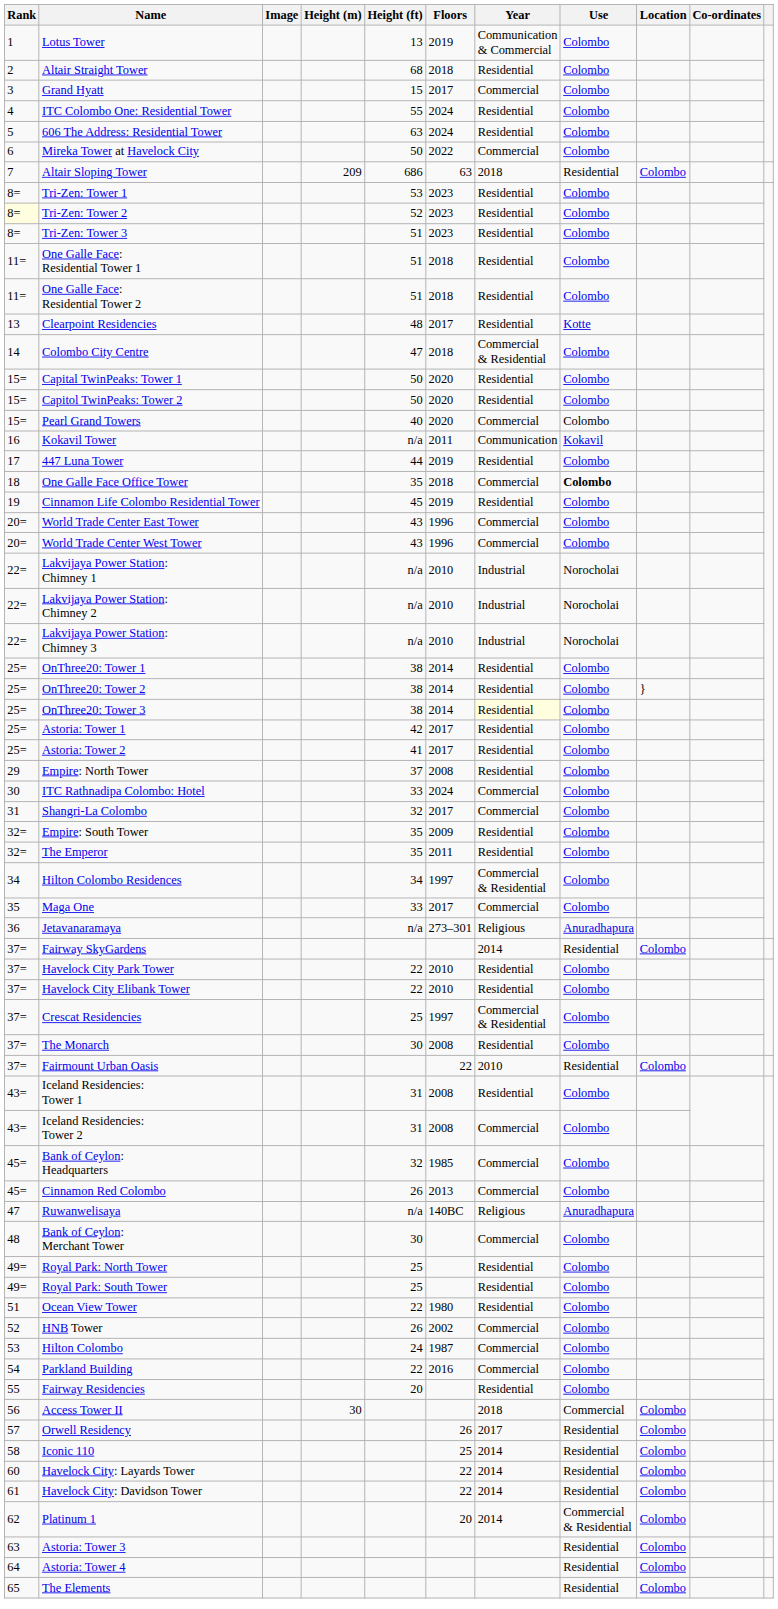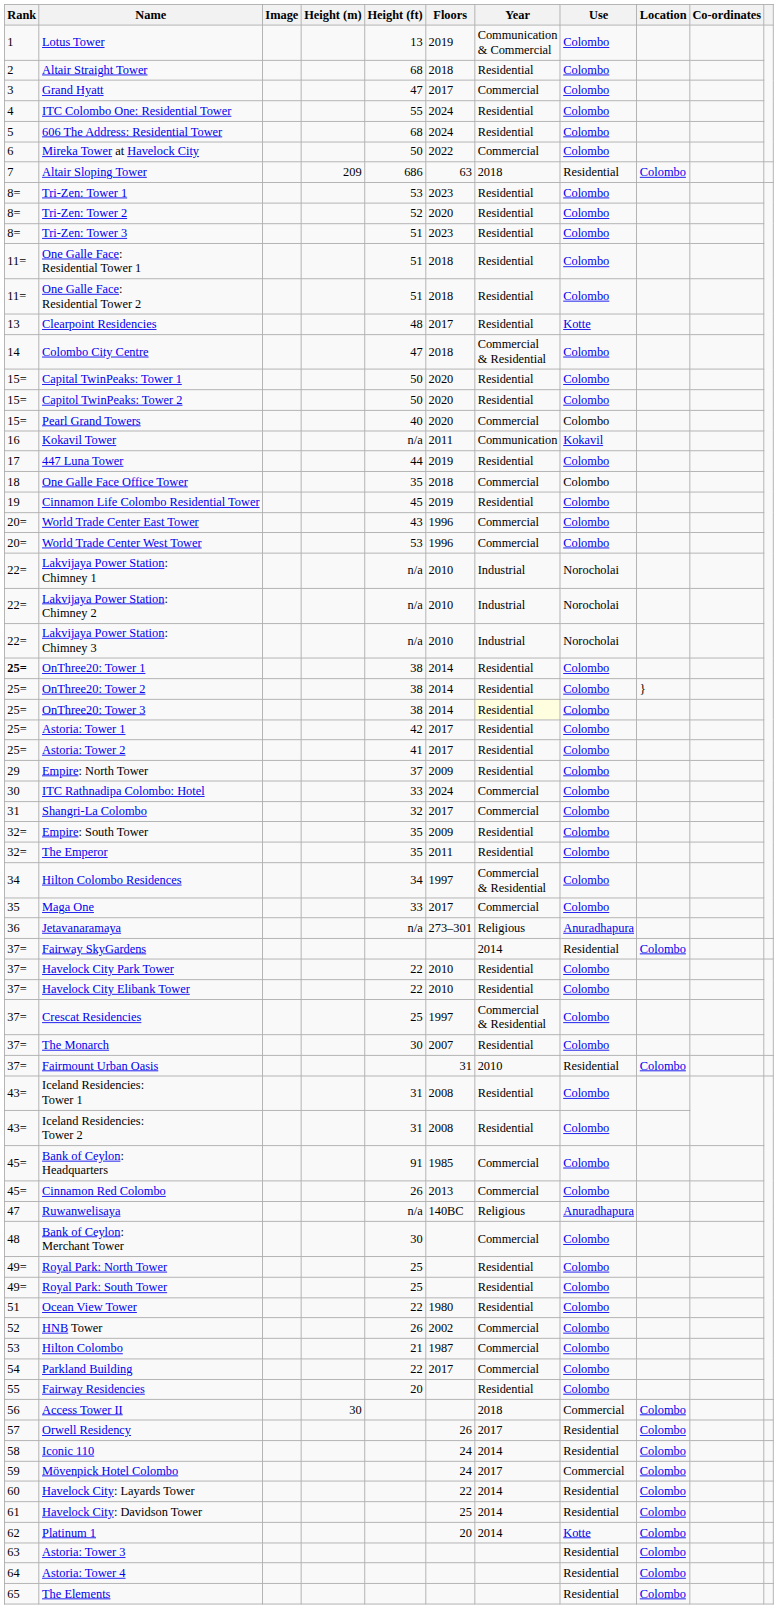(417, 90) 15 -> (417, 90) 47
(417, 131) 63 -> (417, 131) 68
(14, 213) lightyellow background -> (14, 213) no background
(441, 213) 2023 -> (441, 213) 2020
(587, 482) bold -> (586, 482) normal
(417, 543) 43 -> (417, 543) 53
(17, 668) normal -> (17, 668) bold
(441, 771) 2008 -> (441, 771) 2009
(441, 1045) 2008 -> (441, 1045) 2007
(466, 1065) 22 -> (466, 1065) 31
(508, 1128) Commercial -> (506, 1128) Residential
(417, 1163) 32 -> (417, 1163) 91
(417, 1348) 24 -> (417, 1348) 21
(441, 1369) 2016 -> (441, 1369) 2017
(466, 1451) 25 -> (466, 1451) 24
+ row: (110, 1471)
(466, 1491) 22 -> (466, 1512) 25
(597, 1519) Commercial & Residential -> (577, 1532) Kotte
